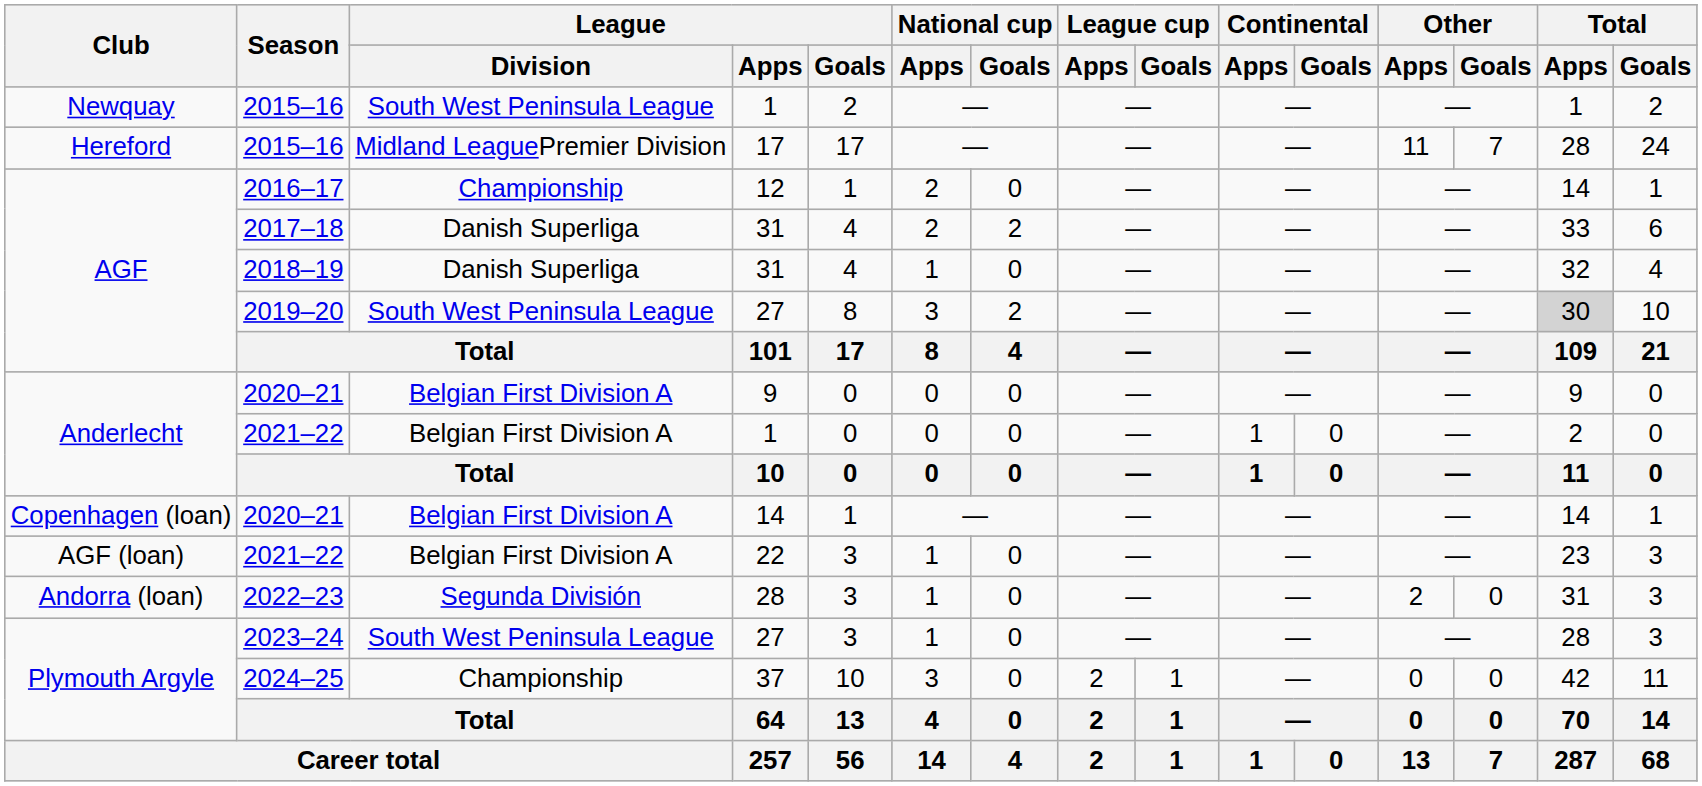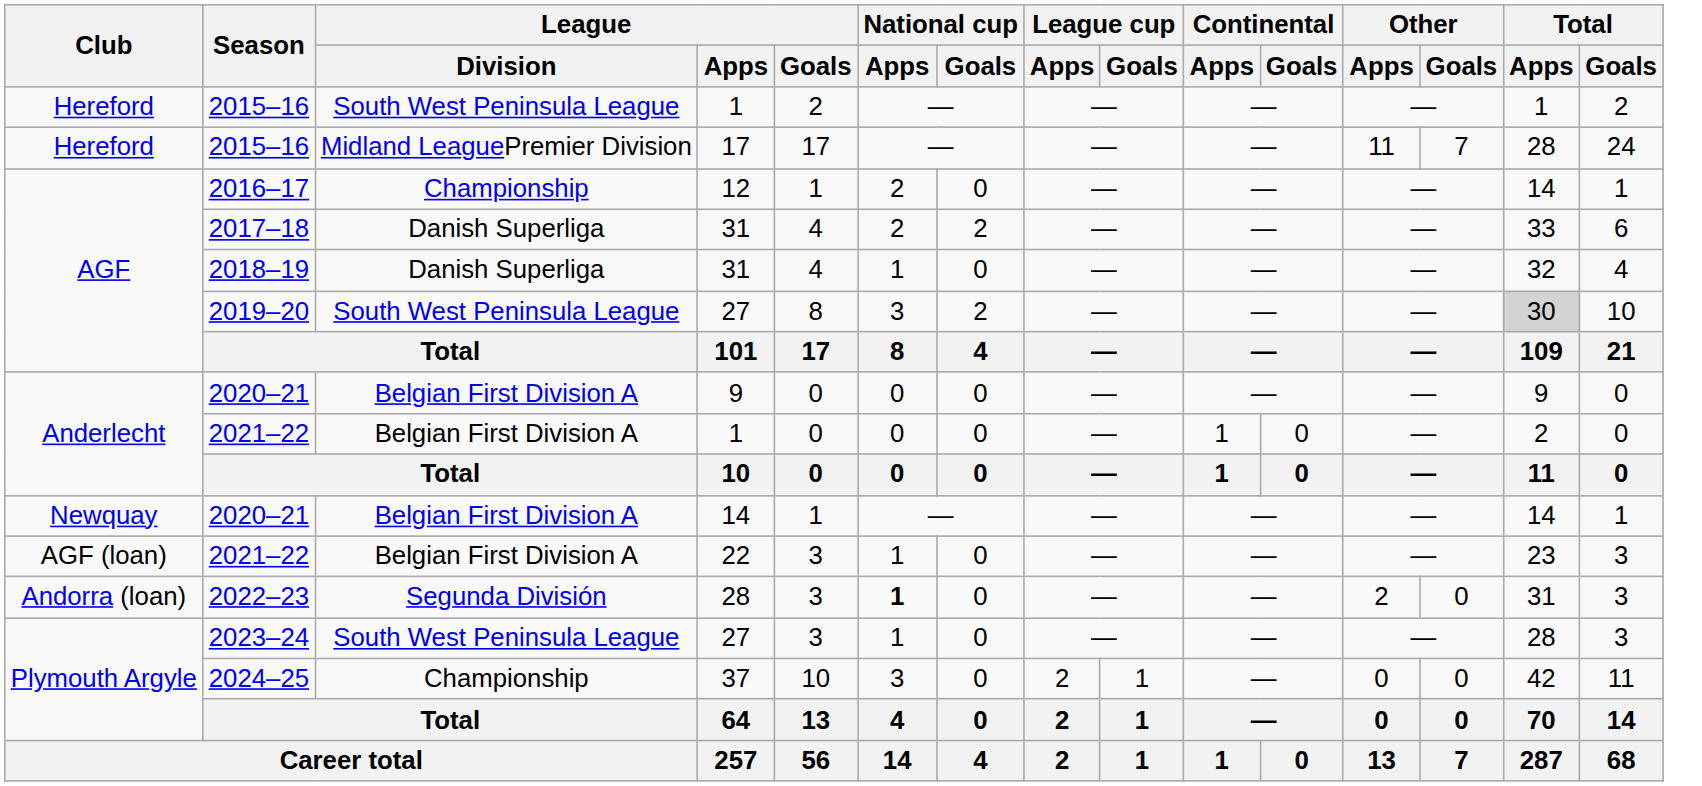(121, 106) Newquay -> (104, 106) Hereford
(121, 515) Copenhagen (loan) -> (104, 515) Newquay
(932, 596) normal -> (897, 596) bold
